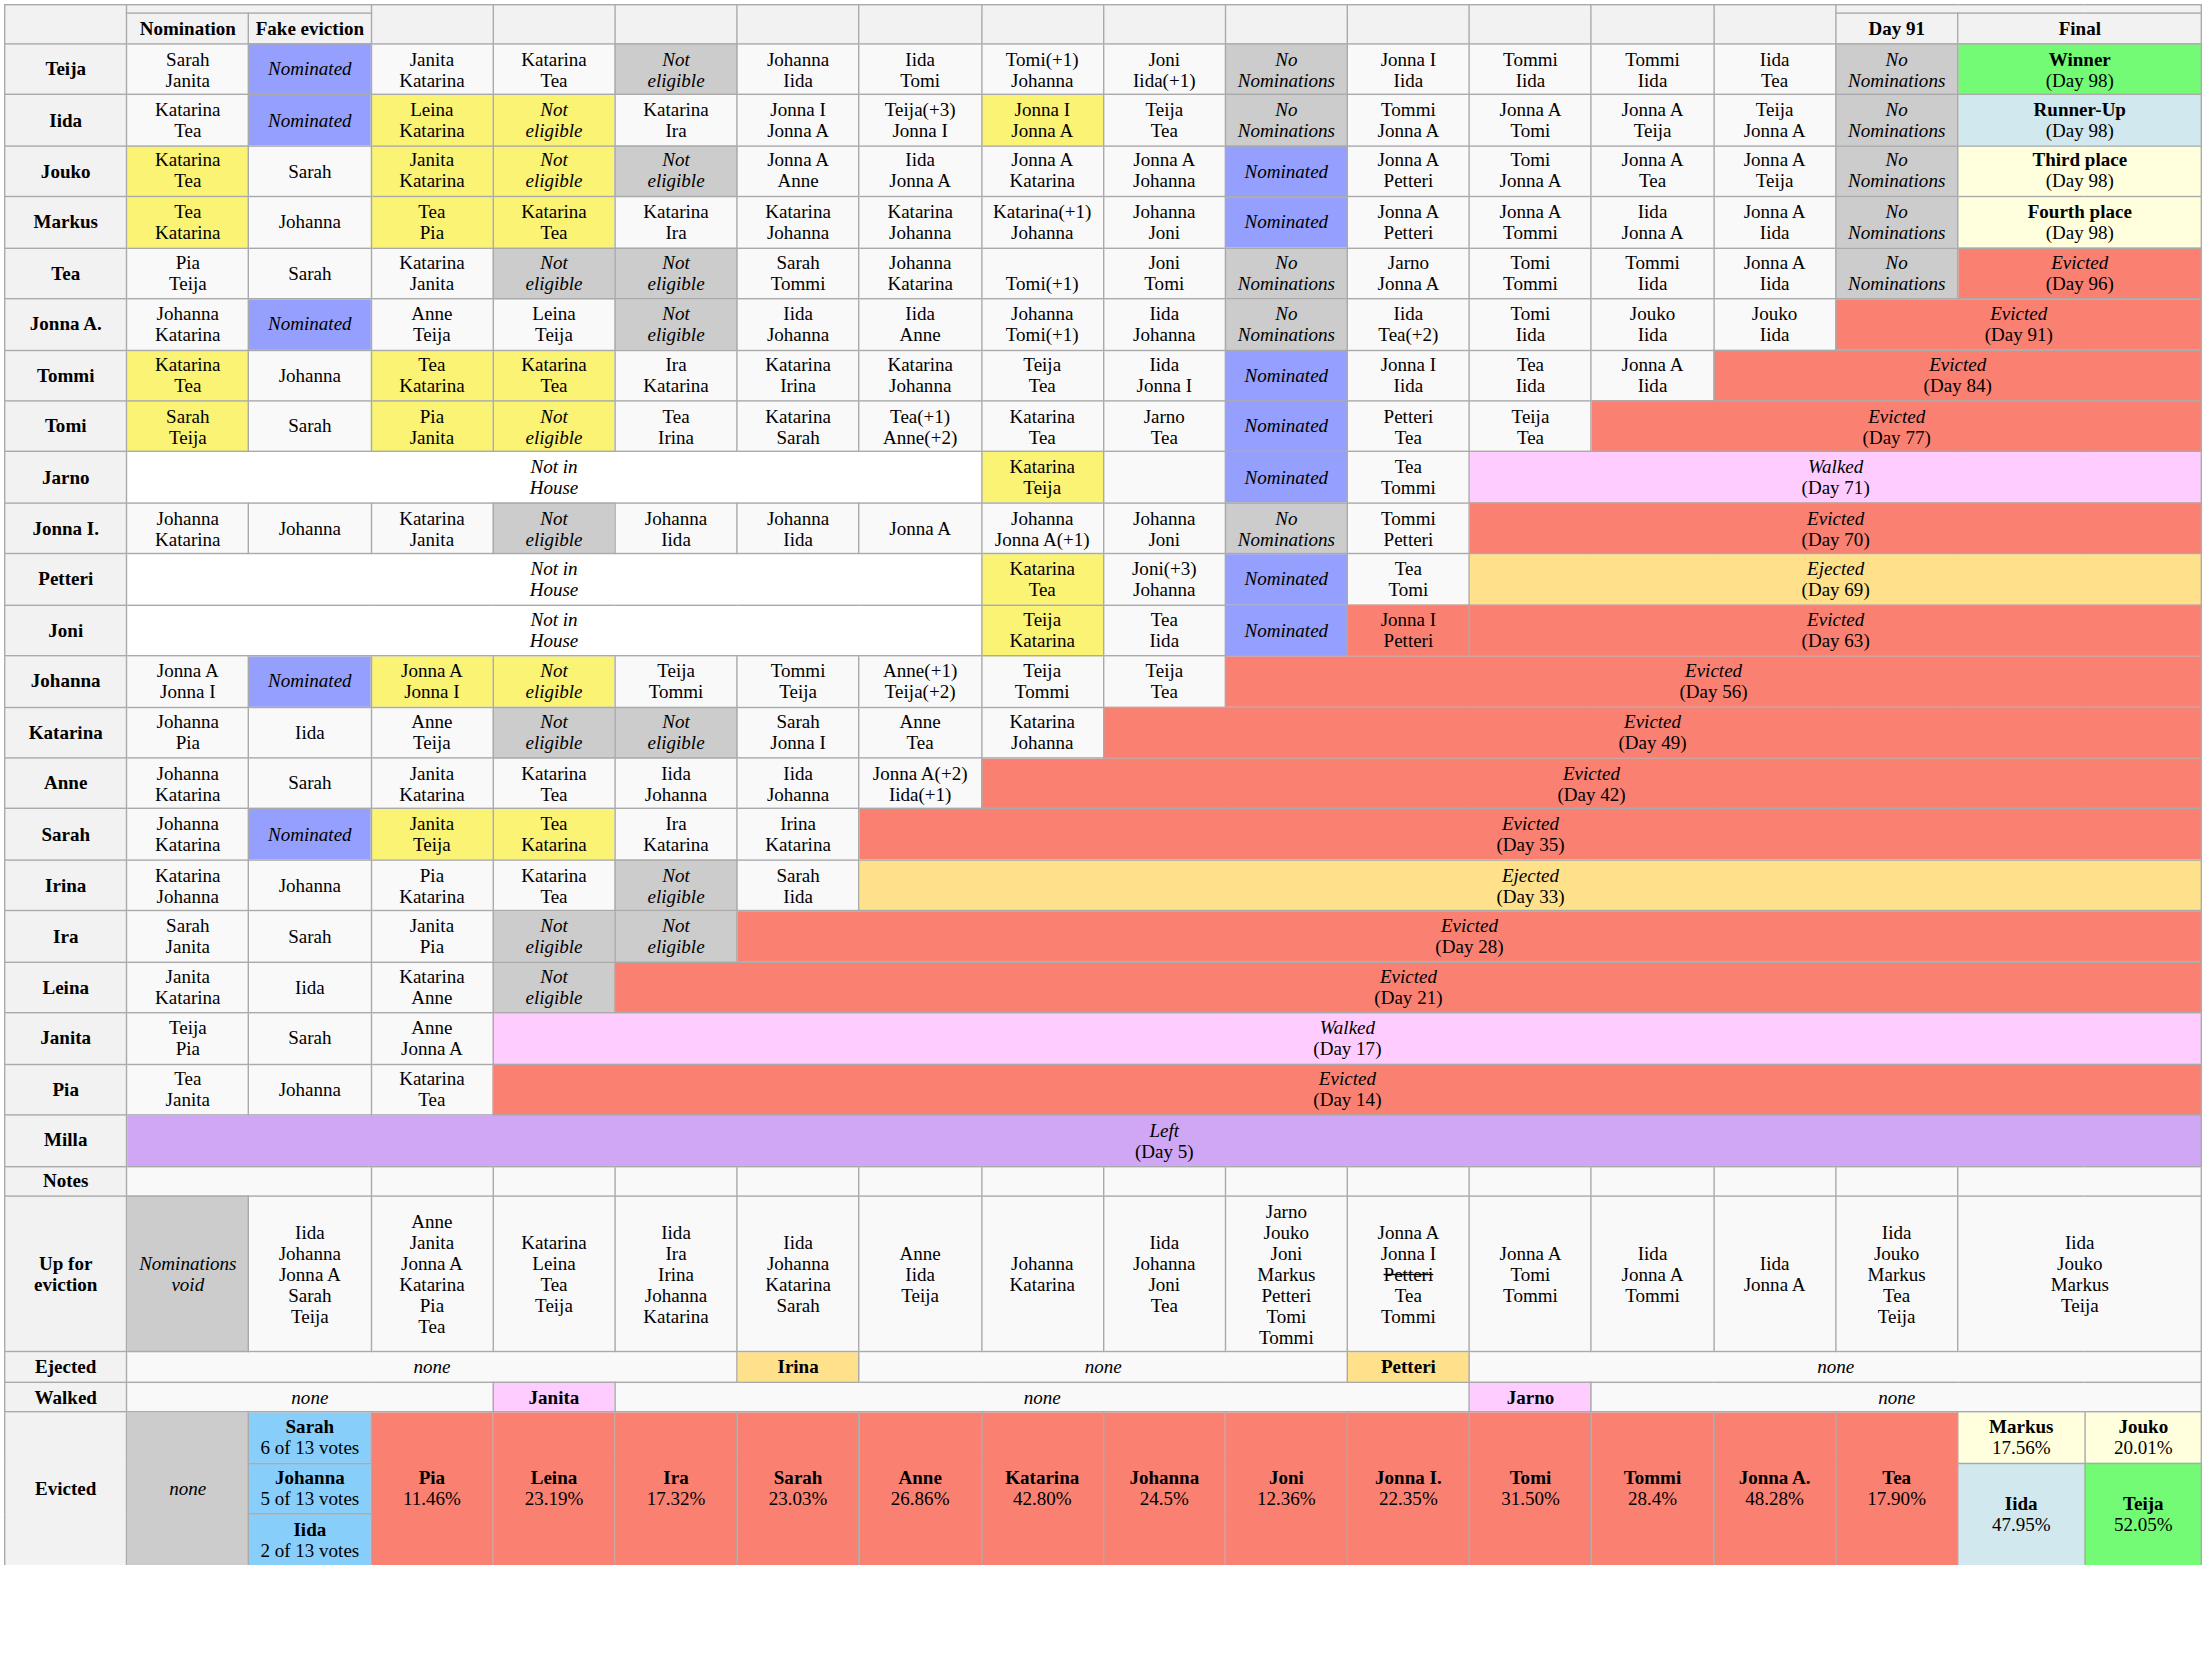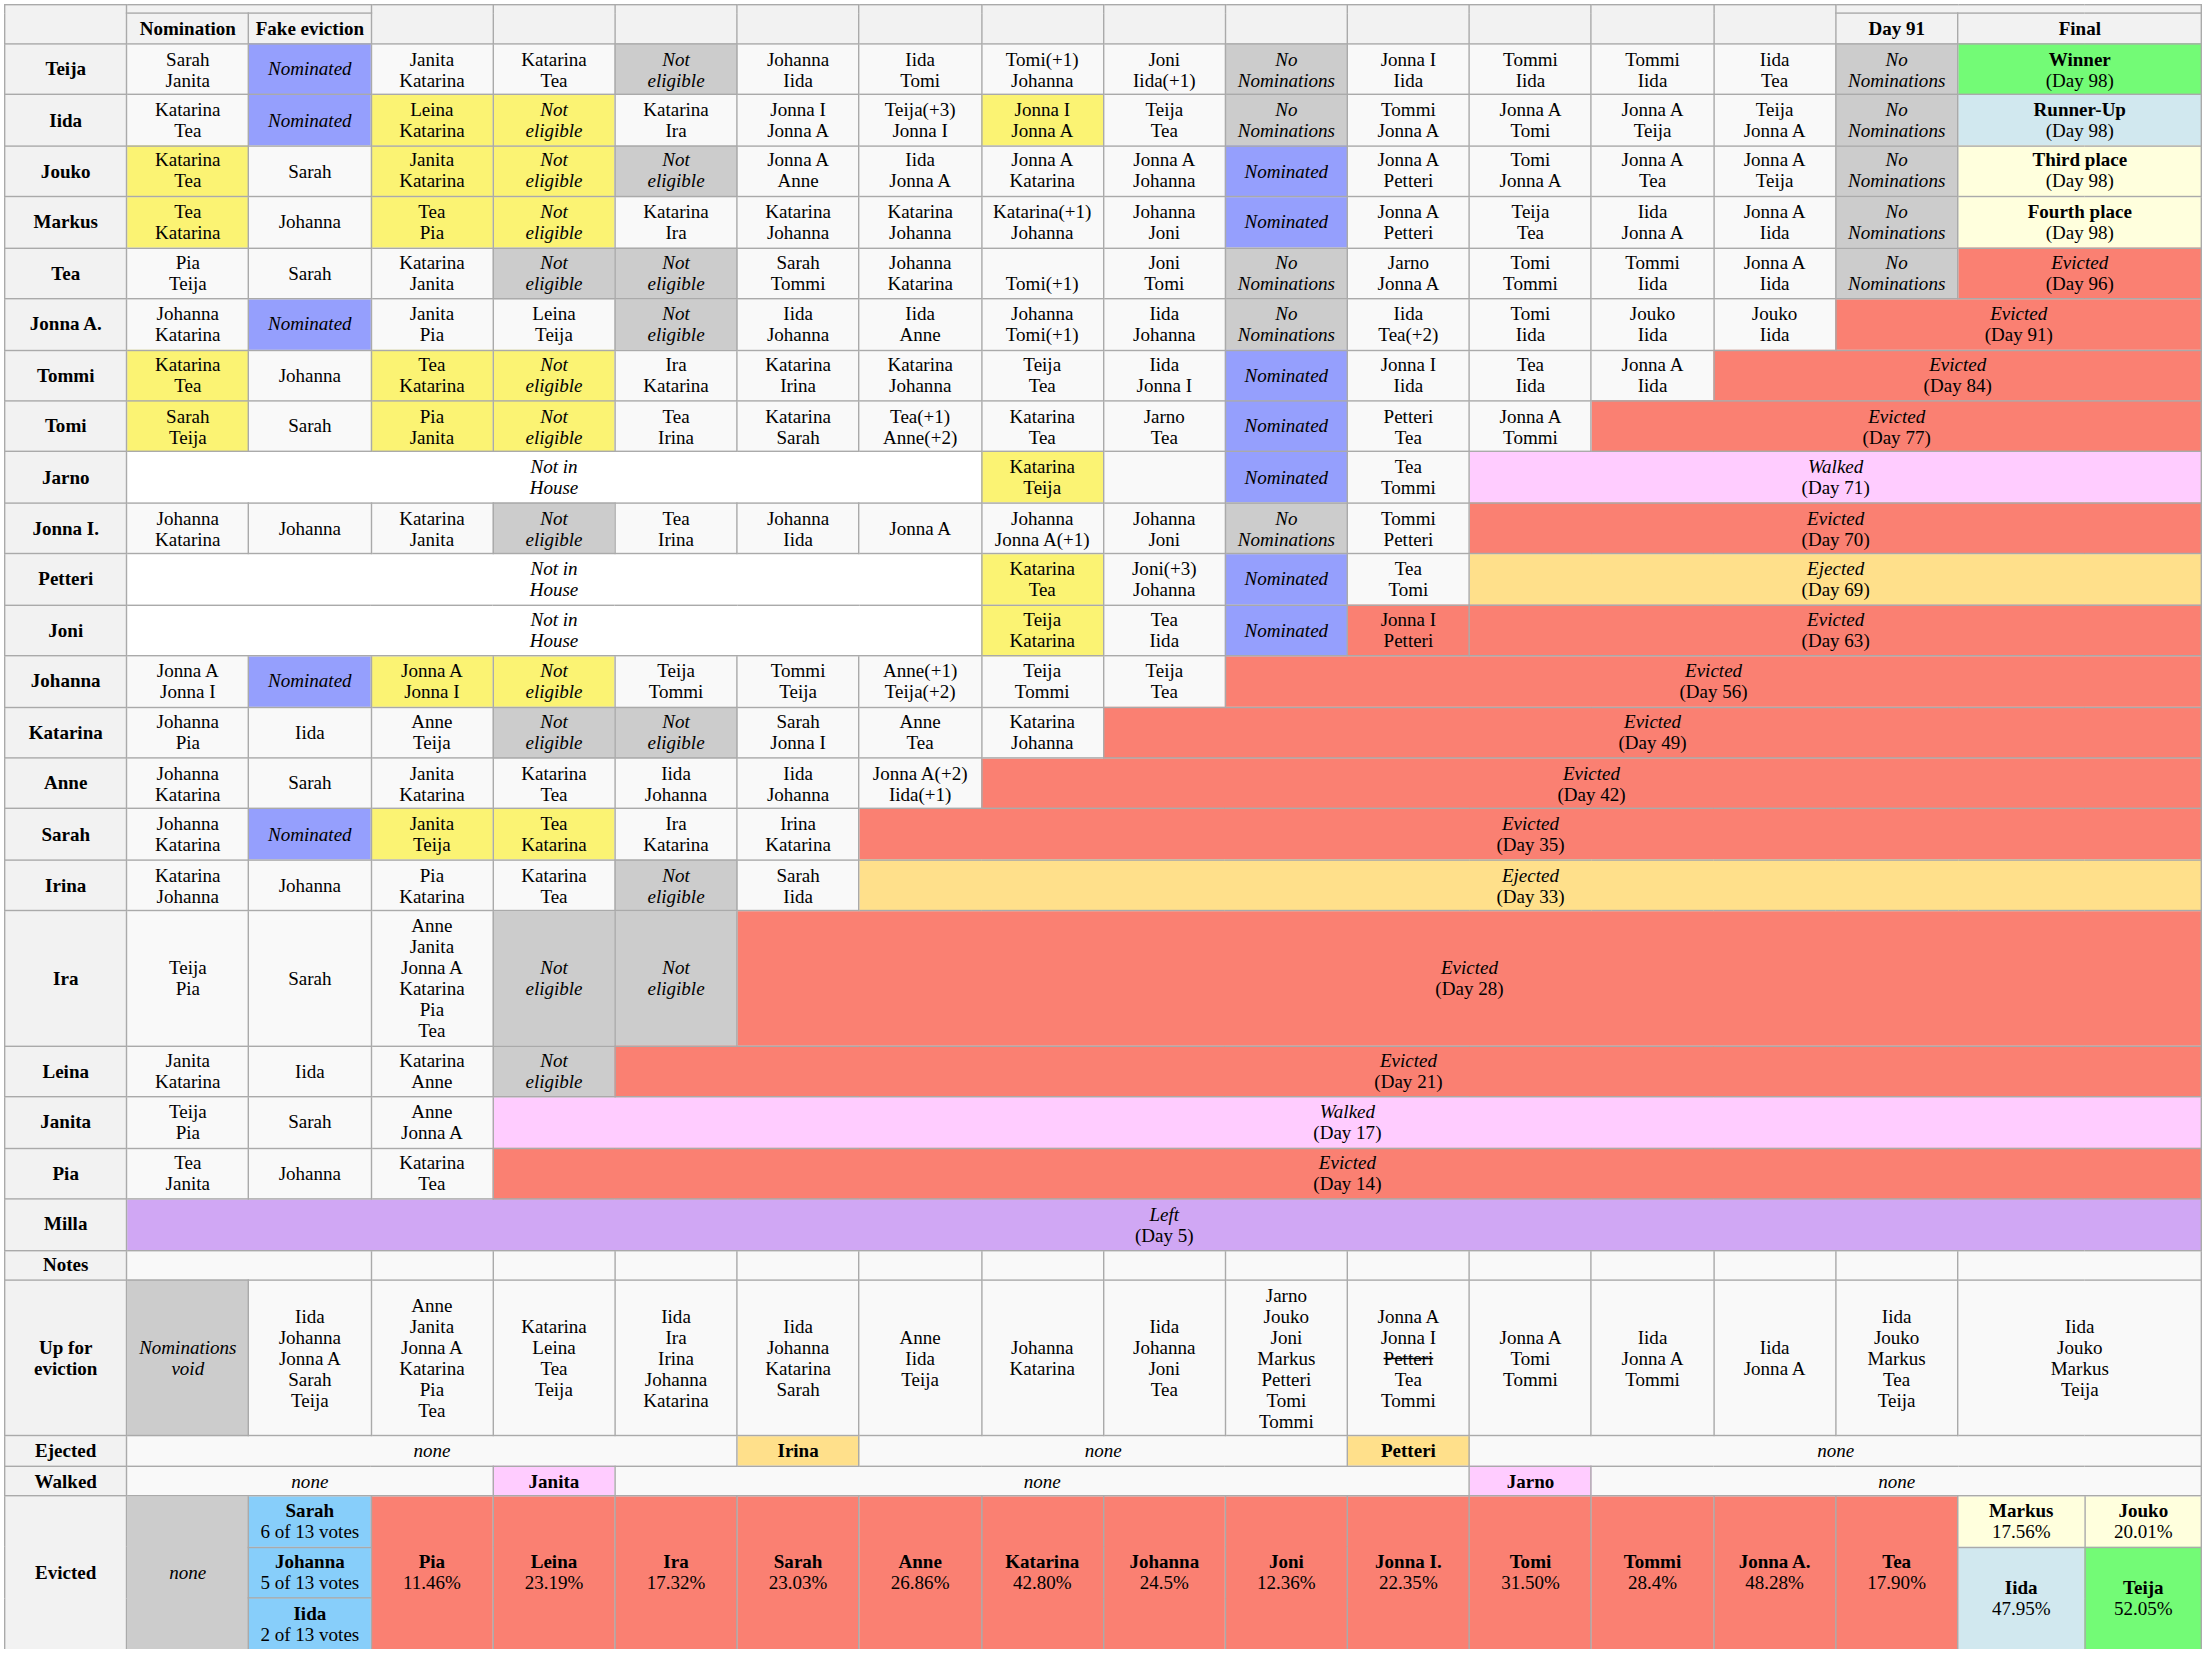(554, 222) Katarina Tea -> (554, 222) Not eligible
(1530, 222) Jonna A Tommi -> (1530, 222) Teija Tea
(432, 324) Anne Teija -> (432, 324) Janita Pia
(554, 375) Katarina Tea -> (554, 375) Not eligible
(1530, 426) Teija Tea -> (1530, 426) Jonna A Tommi
(676, 528) Johanna Iida -> (676, 528) Tea Irina
(188, 936) Sarah Janita -> (188, 978) Teija Pia
(432, 936) Janita Pia -> (432, 978) Anne Janita Jonna A Katarina Pia Tea
